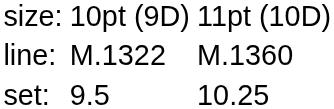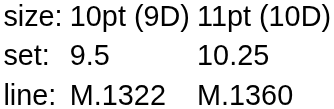rows swapped: (27, 95) <-> (30, 55)
